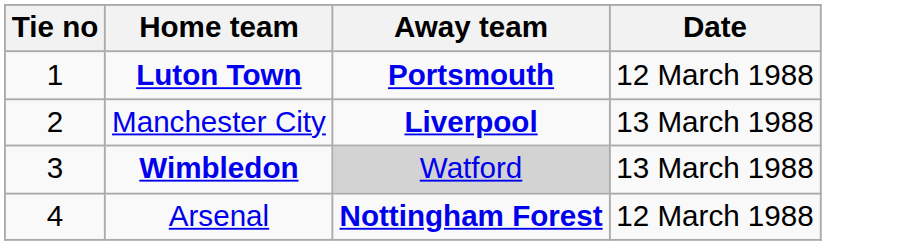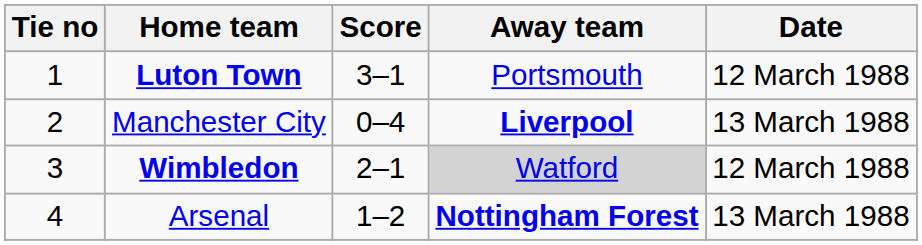+ column: (381, 27)
(471, 74) bold -> (567, 74) normal
(715, 168) 13 March 1988 -> (811, 168) 12 March 1988
(715, 215) 12 March 1988 -> (811, 215) 13 March 1988
